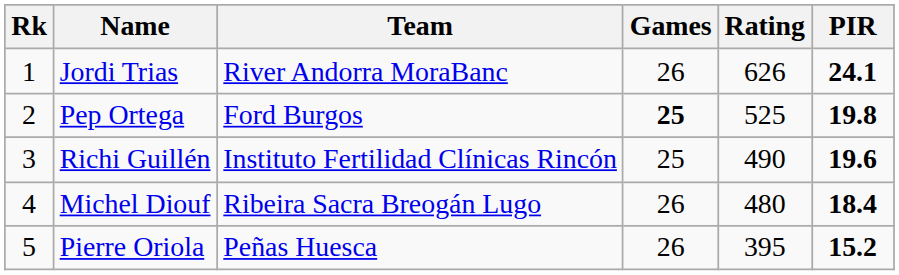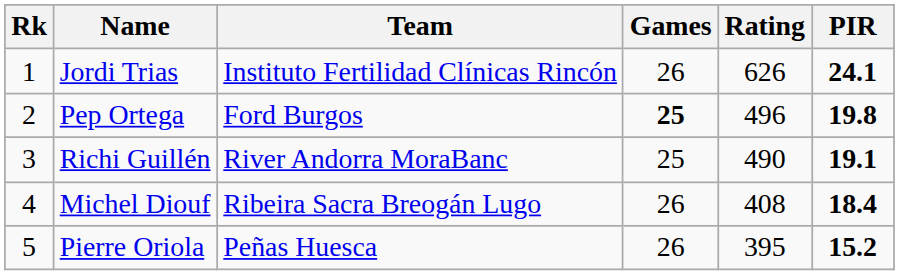(366, 70) River Andorra MoraBanc -> (420, 70) Instituto Fertilidad Clínicas Rincón
(765, 114) 525 -> (765, 114) 496
(420, 159) Instituto Fertilidad Clínicas Rincón -> (366, 159) River Andorra MoraBanc
(853, 159) 19.6 -> (853, 159) 19.1
(765, 203) 480 -> (765, 203) 408
